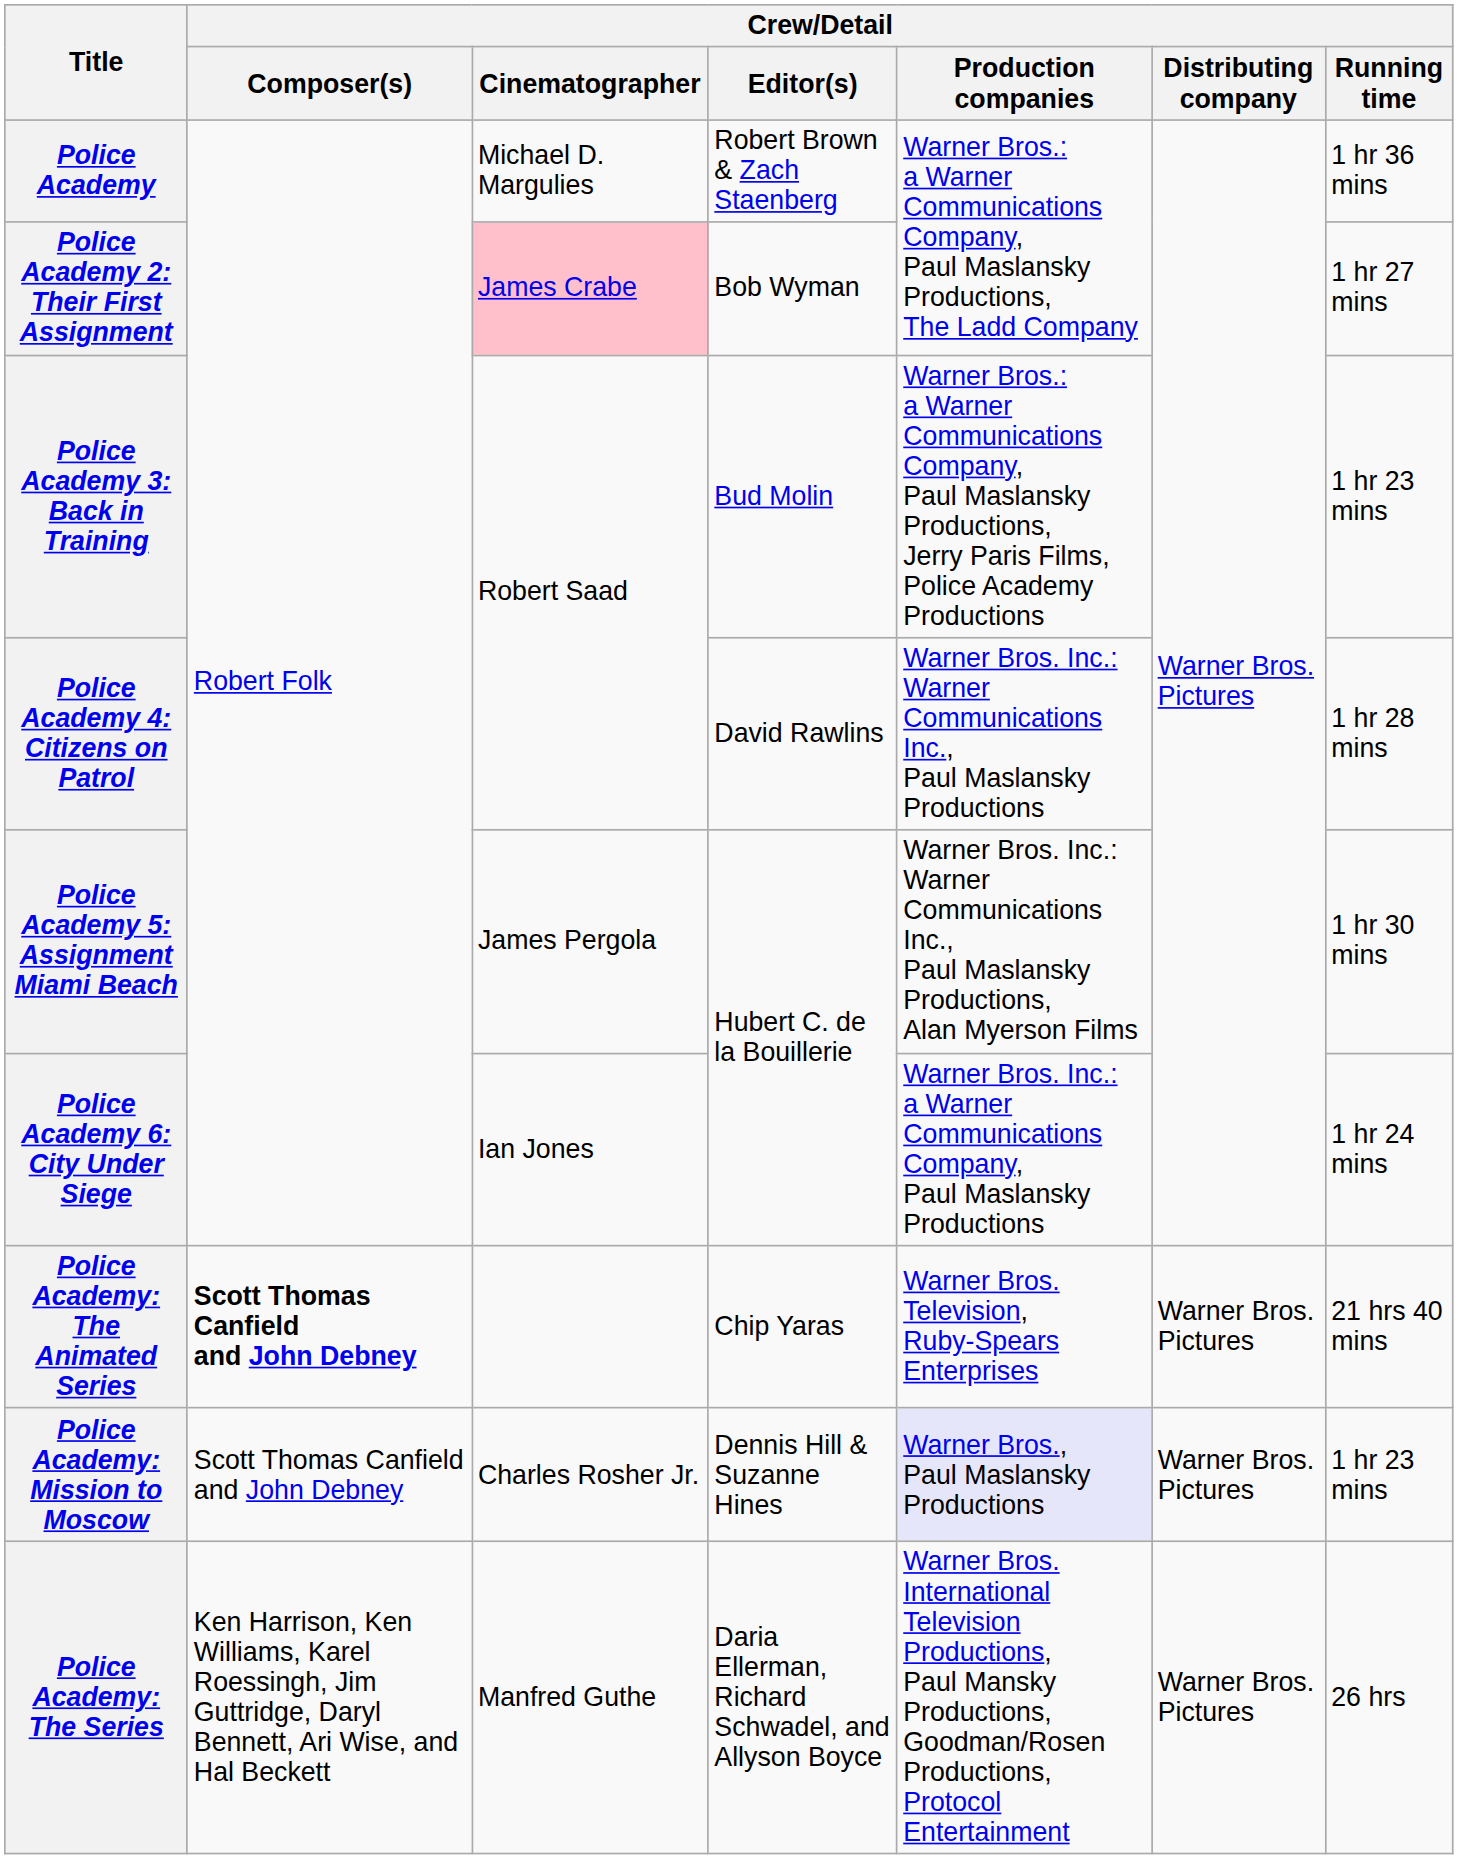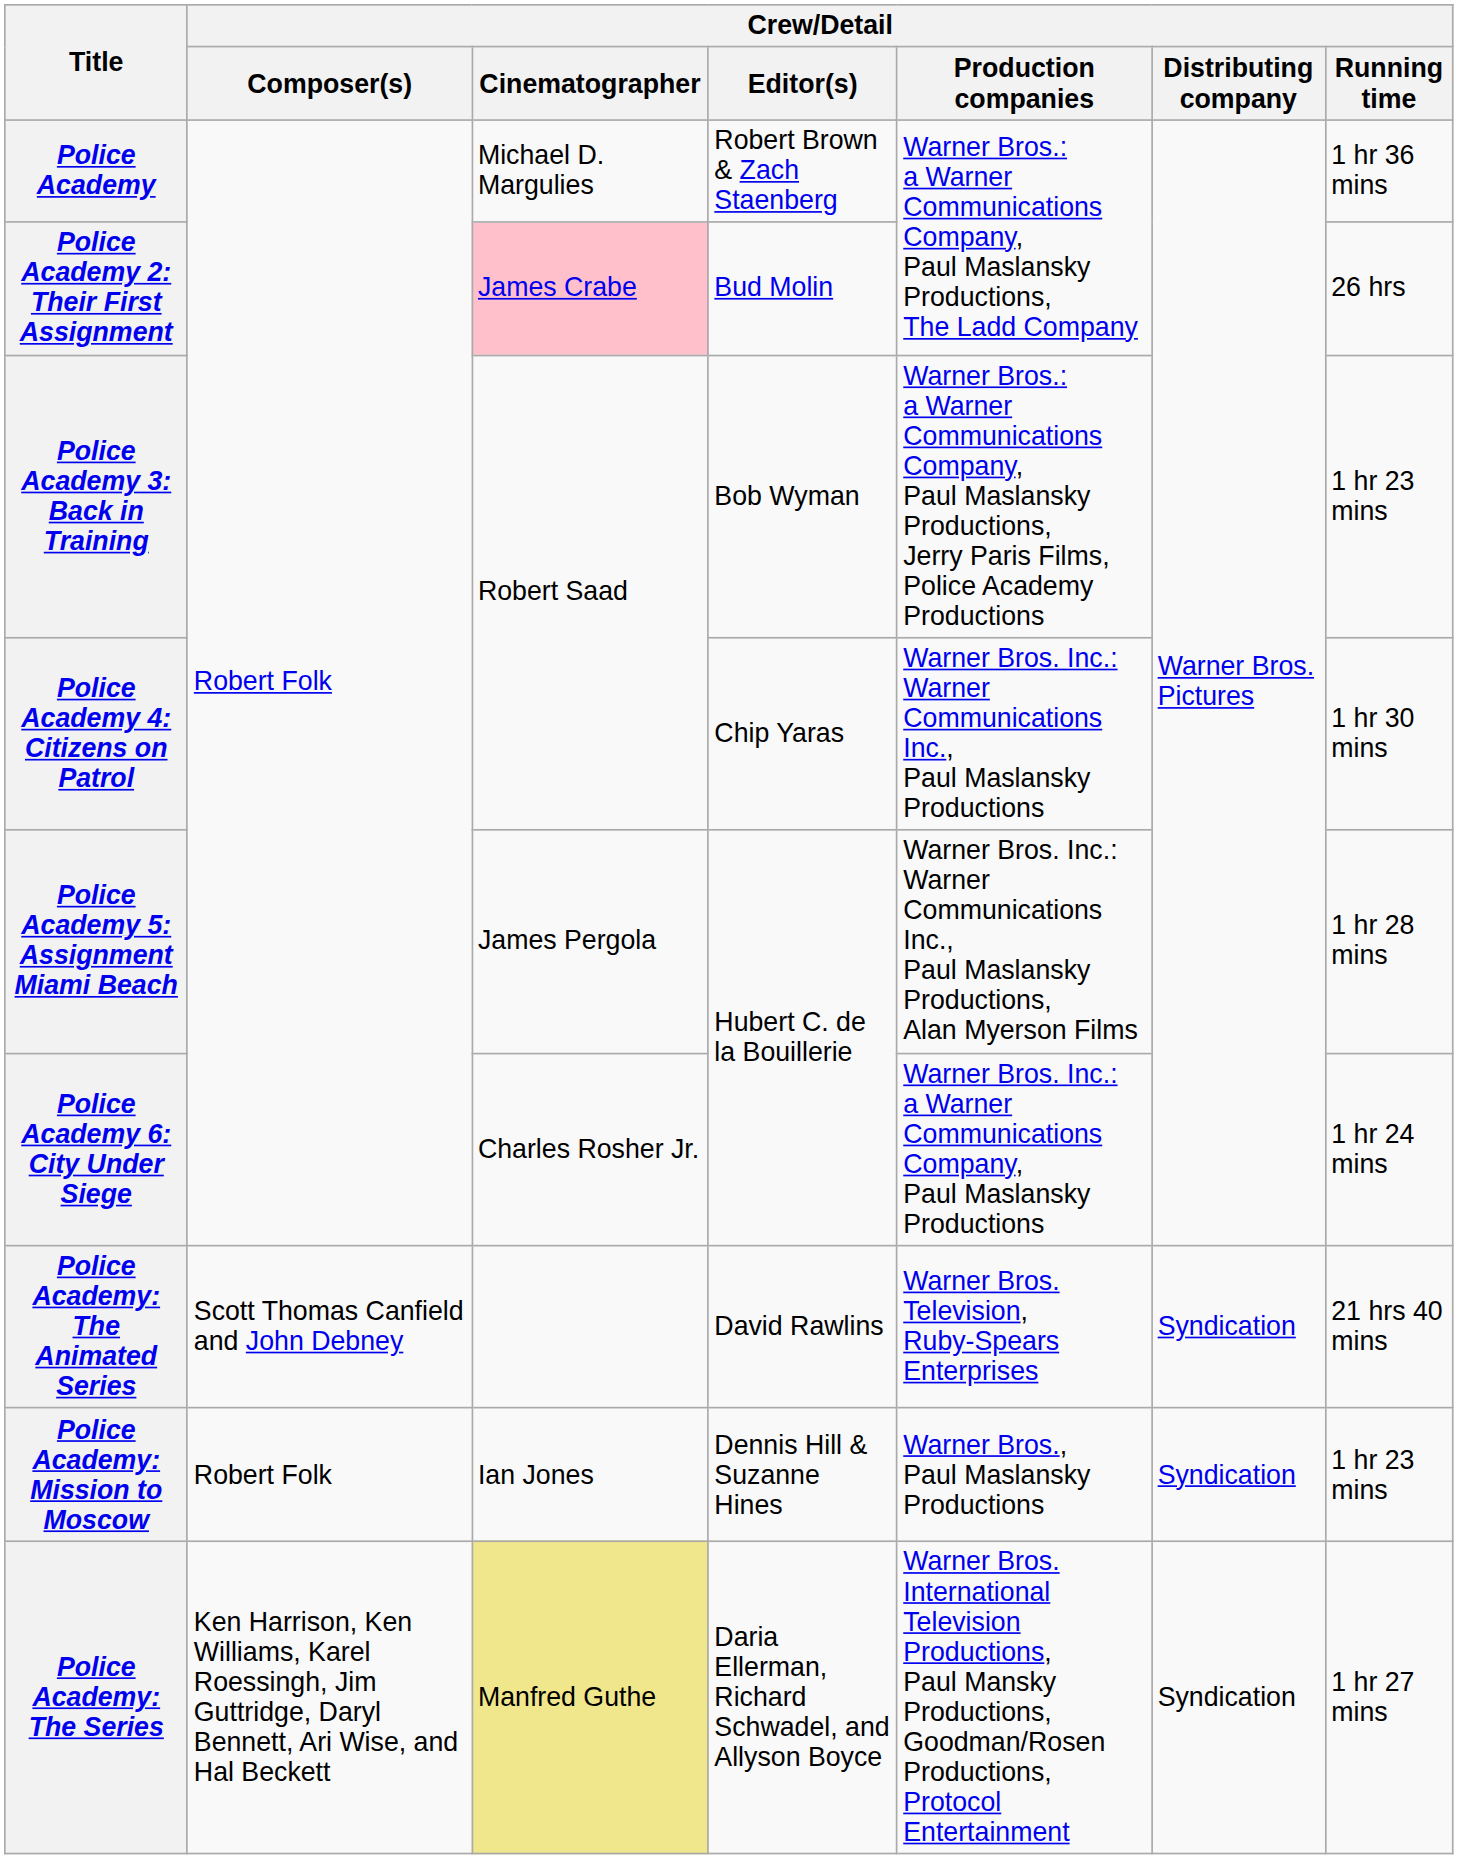(787, 288) Bob Wyman -> (774, 288) Bud Molin
(1373, 288) 1 hr 27 mins -> (1368, 288) 26 hrs
(774, 495) Bud Molin -> (787, 495) Bob Wyman
(799, 733) David Rawlins -> (779, 733) Chip Yaras
(1373, 733) 1 hr 28 mins -> (1373, 733) 1 hr 30 mins
(1373, 941) 1 hr 30 mins -> (1373, 941) 1 hr 28 mins
(536, 1148) Ian Jones -> (589, 1148) Charles Rosher Jr.
(305, 1326) bold -> (329, 1326) normal
(779, 1326) Chip Yaras -> (799, 1326) David Rawlins
(1236, 1326) Warner Bros. Pictures -> (1227, 1326) Syndication
(329, 1474) Scott Thomas Canfield and John Debney -> (263, 1474) Robert Folk
(589, 1474) Charles Rosher Jr. -> (536, 1474) Ian Jones
(997, 1474) lavender background -> (997, 1474) no background
(1236, 1474) Warner Bros. Pictures -> (1227, 1474) Syndication
(567, 1696) no background -> (567, 1696) khaki background
(1236, 1696) Warner Bros. Pictures -> (1227, 1696) Syndication
(1368, 1696) 26 hrs -> (1373, 1696) 1 hr 27 mins
